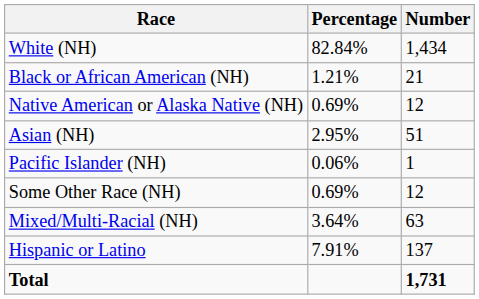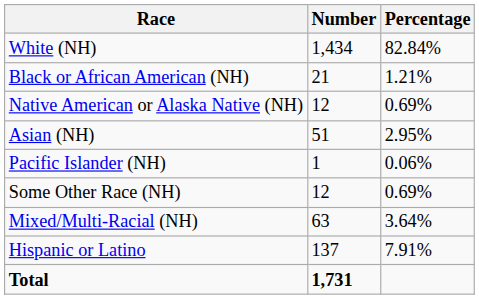columns swapped: (438, 18) <-> (354, 18)
